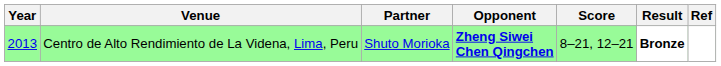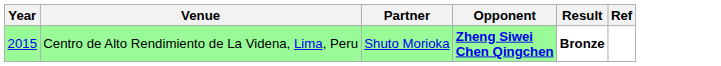- column: (597, 15)
(22, 44) 2013 -> (22, 44) 2015
